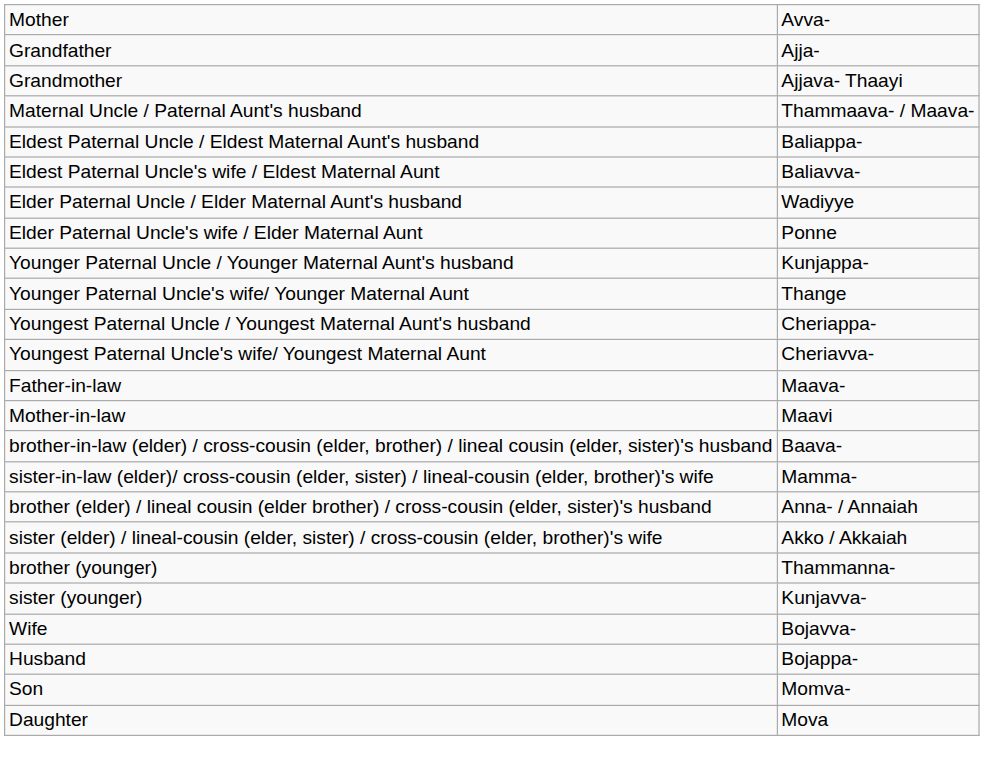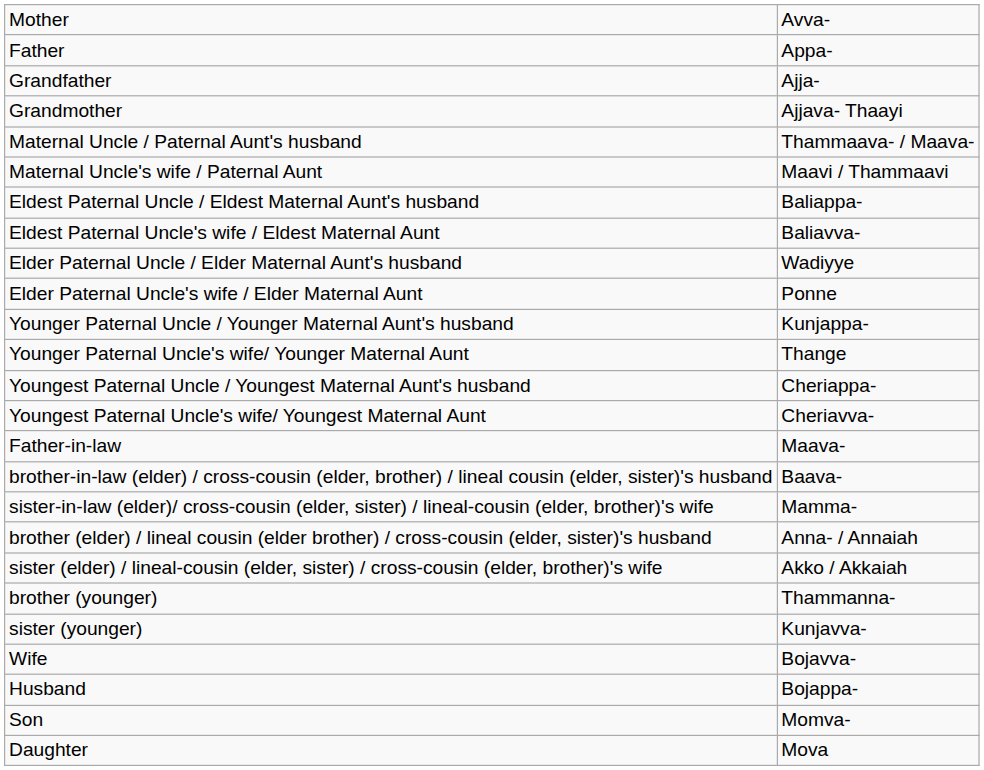+ row: (37, 50)
+ row: (166, 171)
- row: (67, 415)
